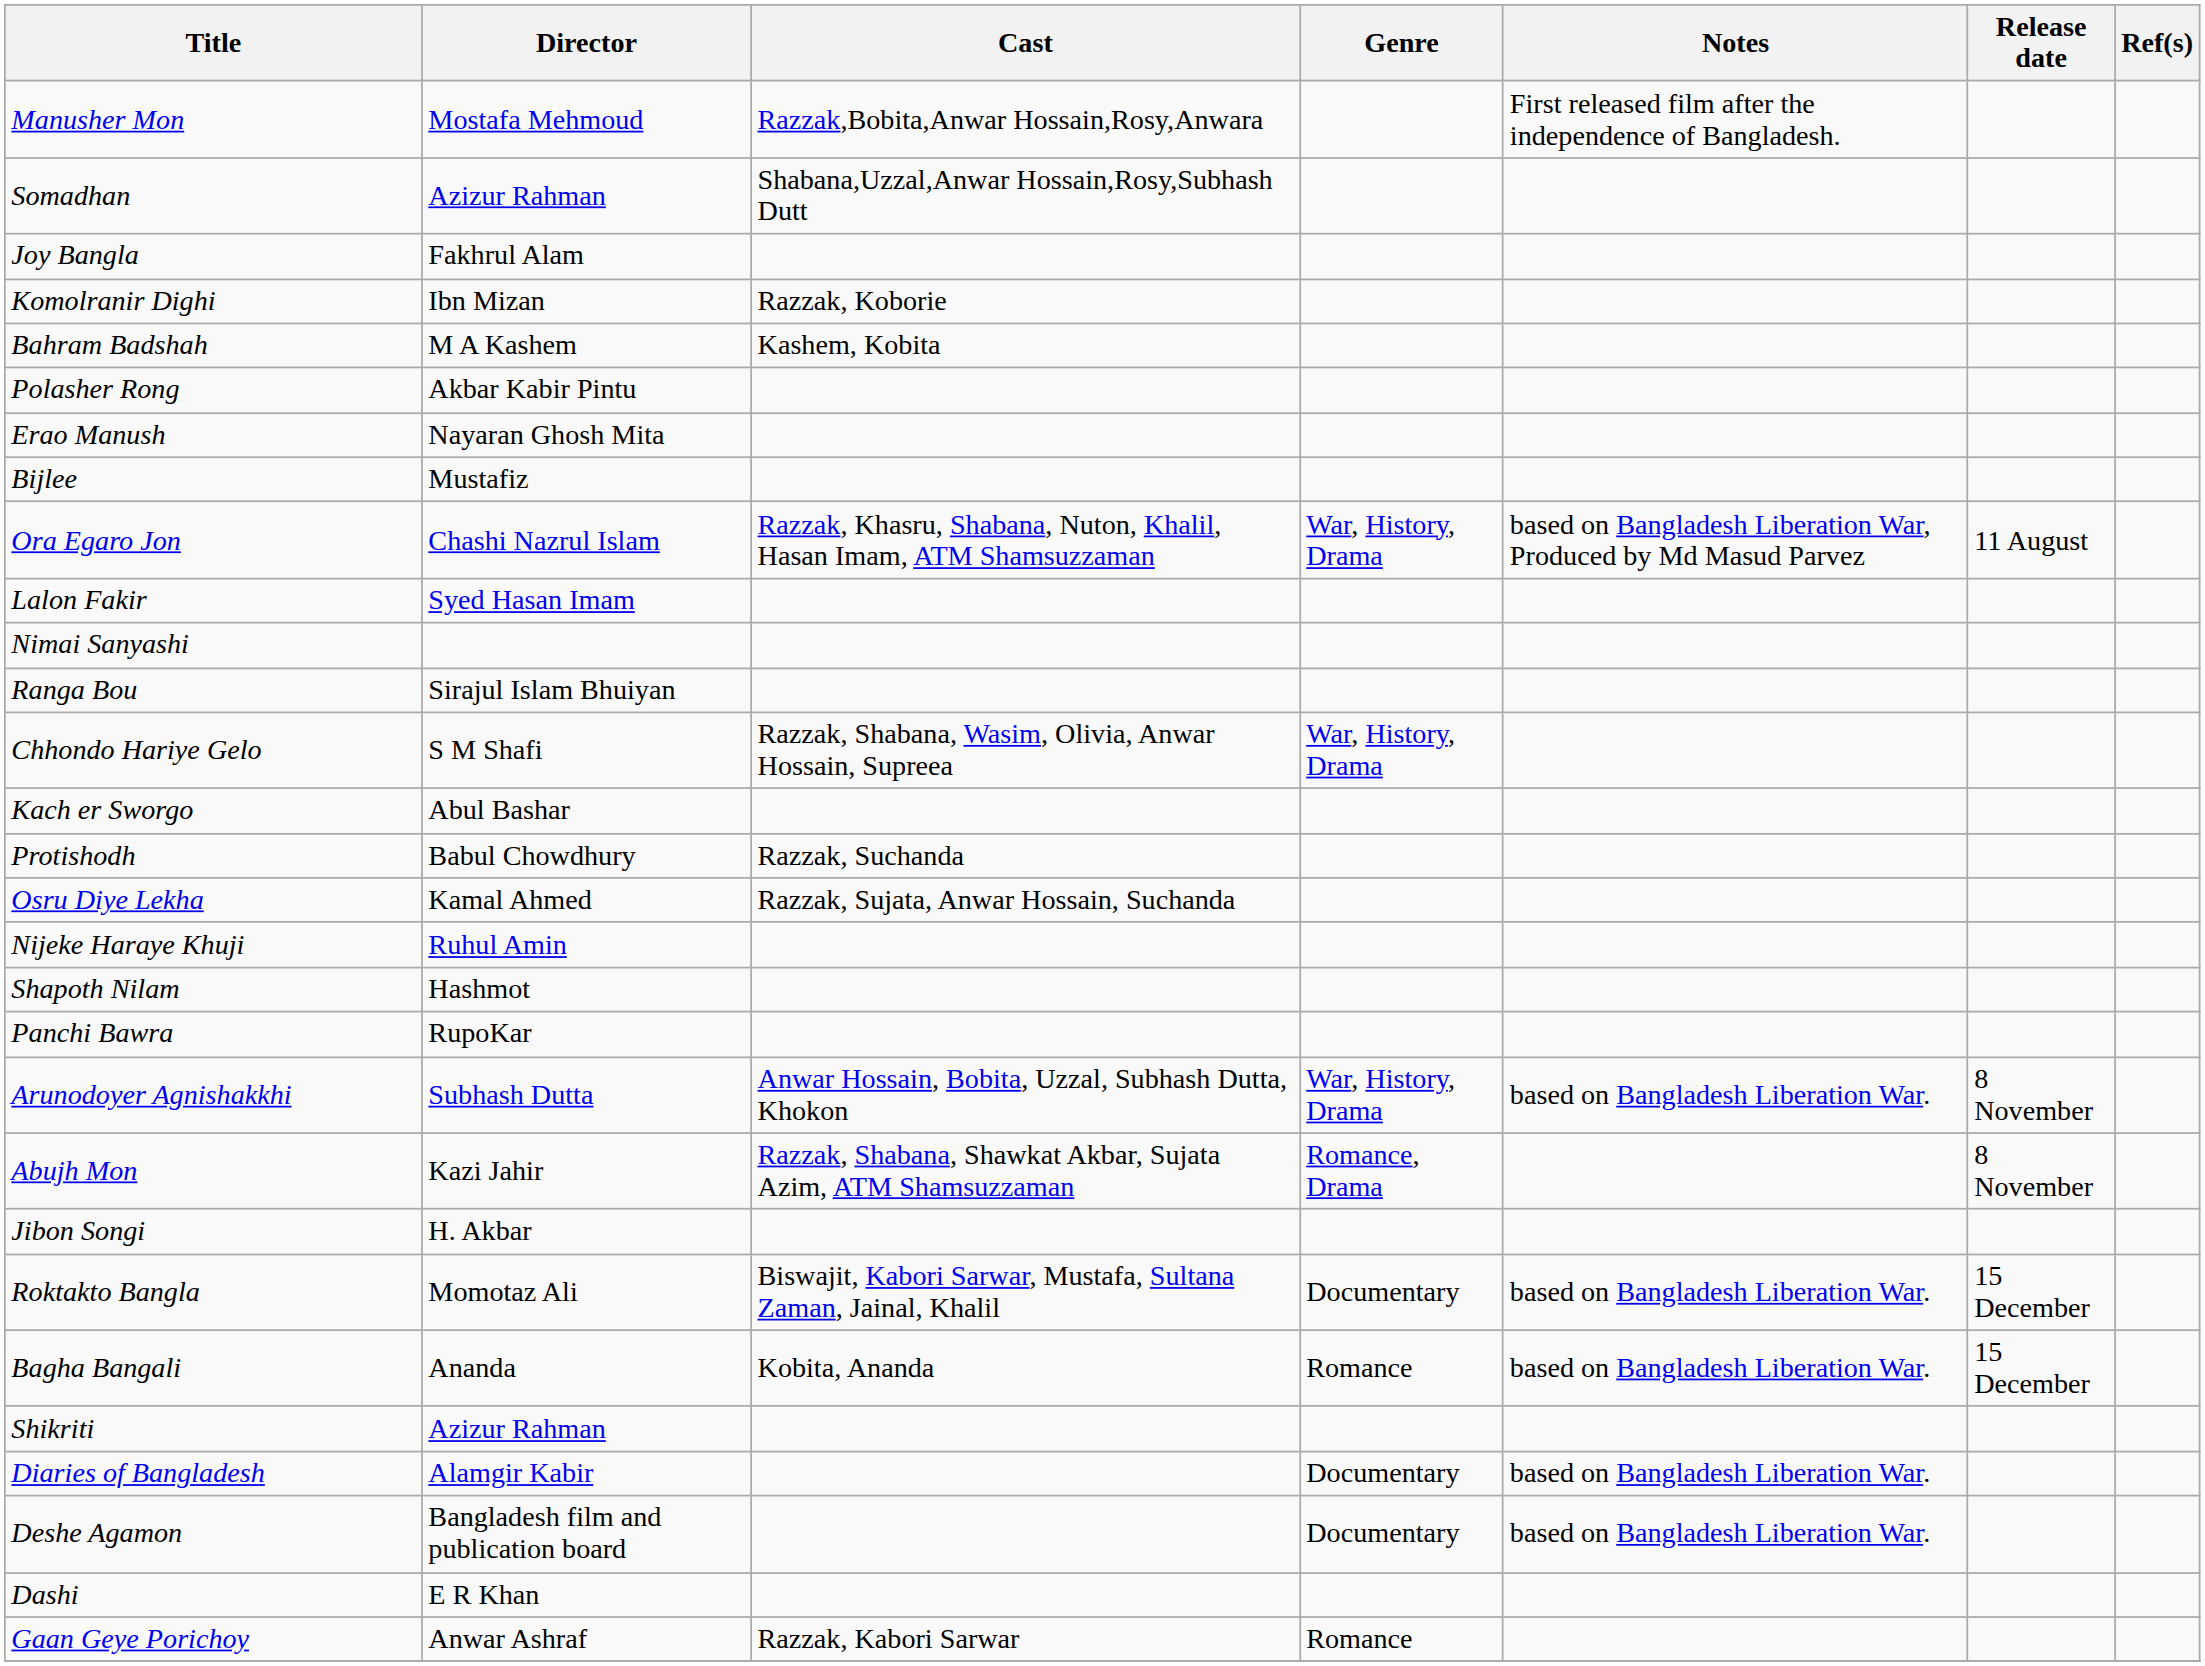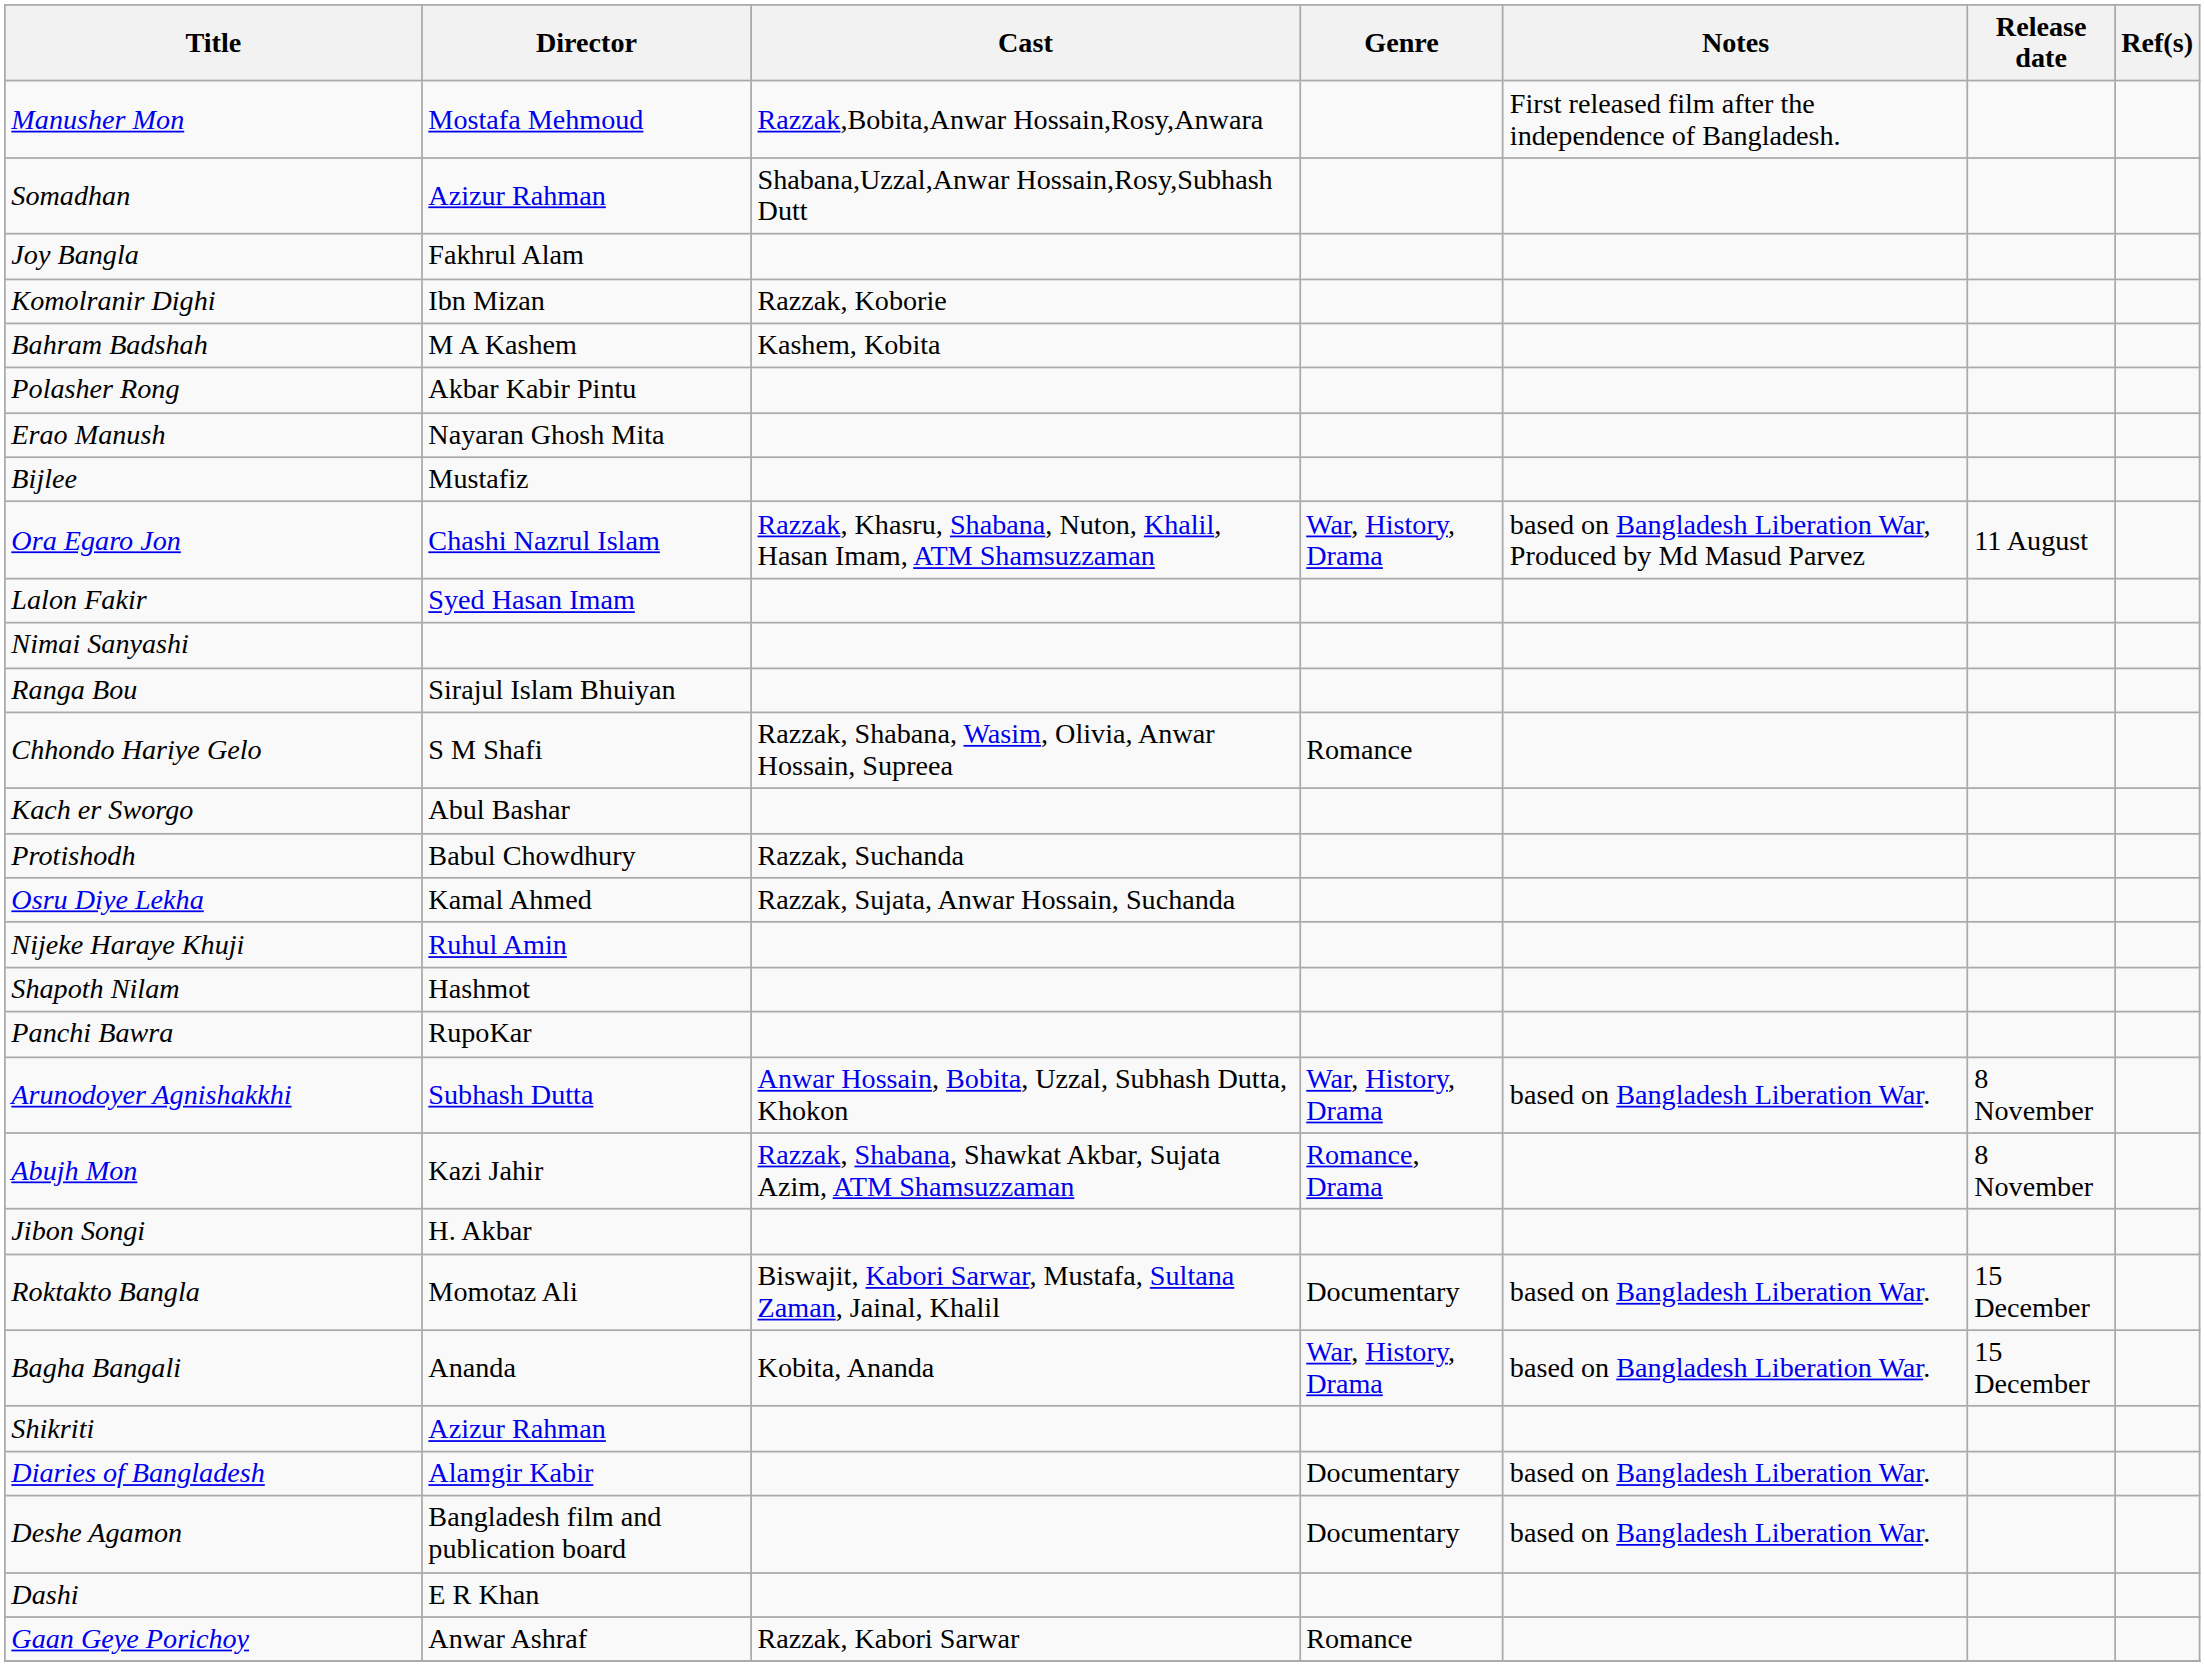(1381, 749) War, History, Drama -> (1359, 749) Romance
(1359, 1367) Romance -> (1381, 1367) War, History, Drama
